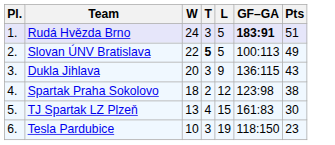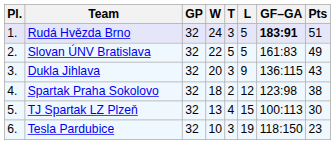+ column: (194, 14)
(208, 52) bold -> (231, 52) normal
(258, 52) 100:113 -> (278, 52) 161:83
(255, 110) 161:83 -> (281, 110) 100:113
